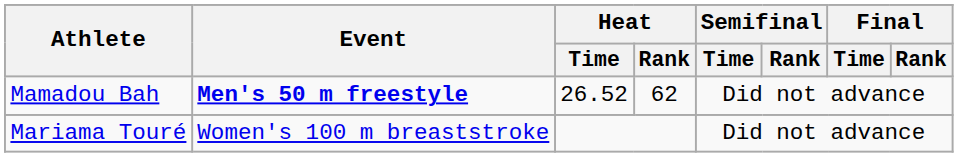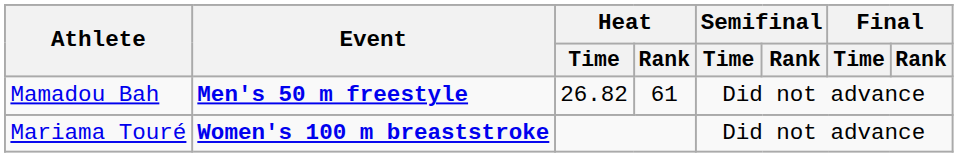(594, 95) 26.52 -> (594, 95) 26.82
(664, 95) 62 -> (664, 95) 61
(373, 133) normal -> (373, 133) bold
